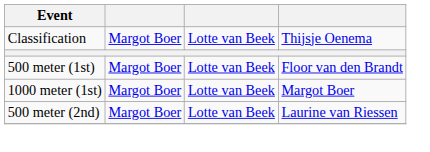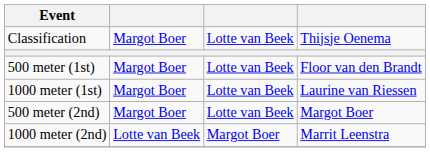(318, 90) Margot Boer -> (358, 90) Laurine van Riessen
(340, 112) Laurine van Riessen -> (337, 112) Margot Boer
+ row: (57, 135)
